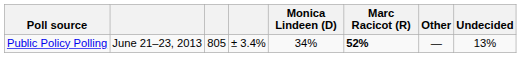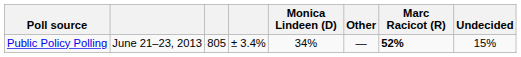columns swapped: (381, 19) <-> (436, 25)
(485, 43) 13% -> (485, 43) 15%
